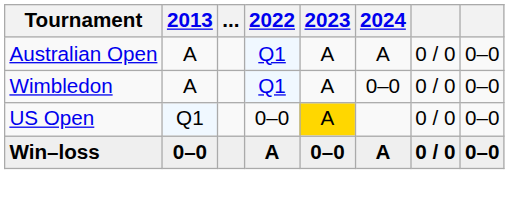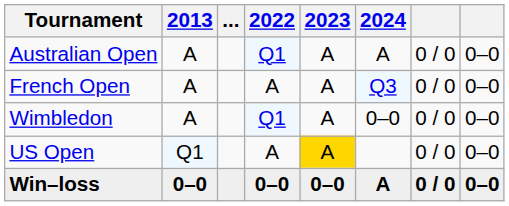+ row: (70, 86)
(272, 119) 0–0 -> (272, 151) A
(272, 151) A -> (272, 184) 0–0
